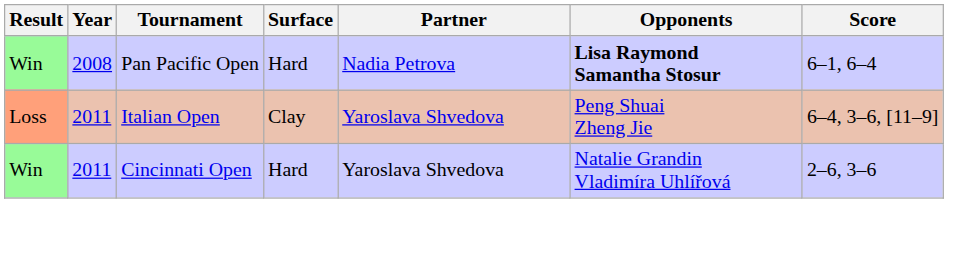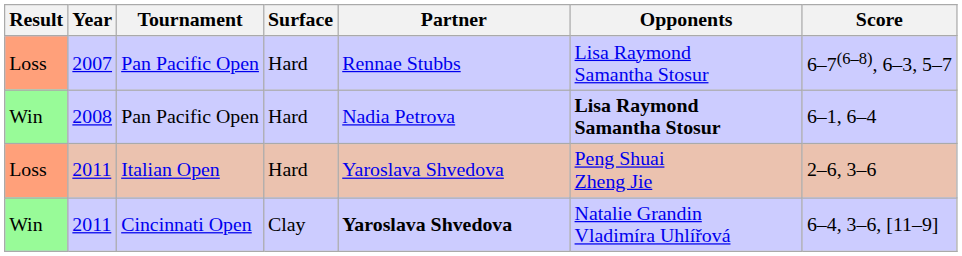+ row: (92, 62)
(287, 116) Clay -> (288, 170) Hard
(873, 116) 6–4, 3–6, [11–9] -> (842, 170) 2–6, 3–6
(288, 170) Hard -> (287, 224) Clay
(423, 170) normal -> (427, 224) bold
(842, 170) 2–6, 3–6 -> (873, 224) 6–4, 3–6, [11–9]
